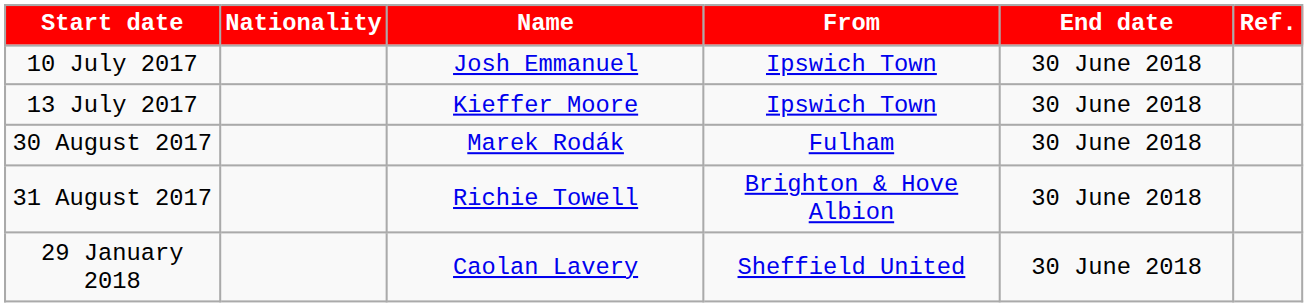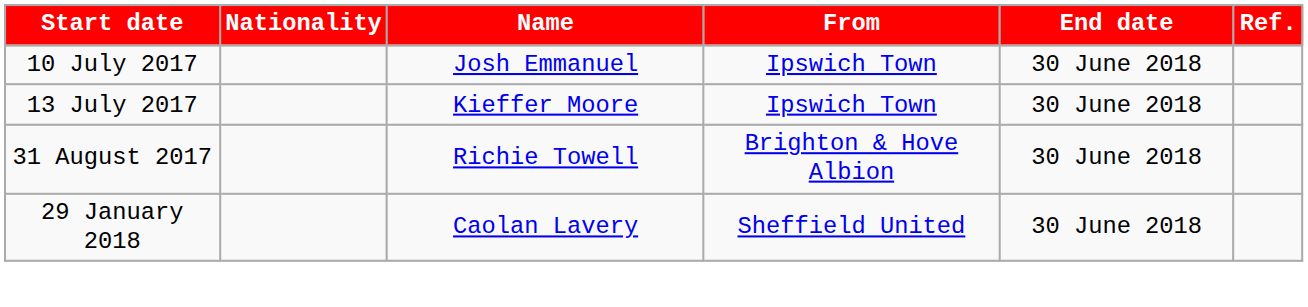- row: (112, 144)
